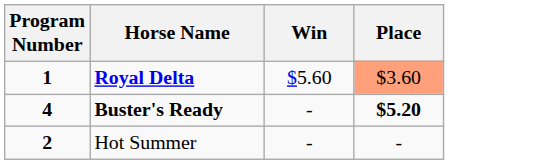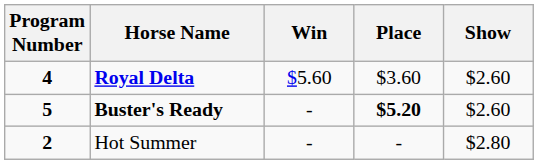+ column: (488, 33)
(47, 77) 1 -> (47, 77) 4
(399, 77) lightsalmon background -> (399, 77) no background
(47, 110) 4 -> (47, 110) 5
